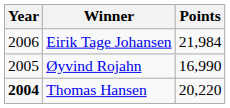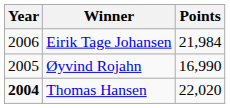(200, 90) 20,220 -> (200, 90) 22,020
